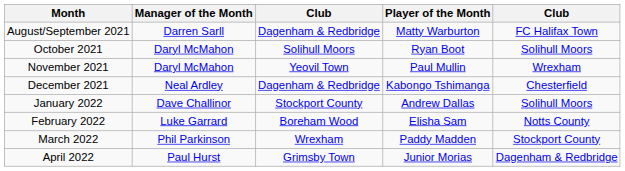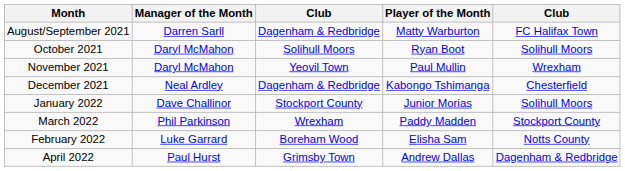(438, 103) Andrew Dallas -> (438, 103) Junior Morias
rows swapped: (68, 121) <-> (68, 139)
(438, 157) Junior Morias -> (438, 157) Andrew Dallas
